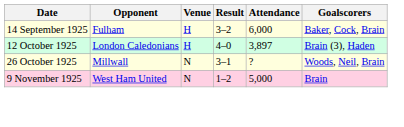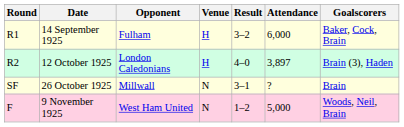+ column: (22, 12)
(344, 62) Woods, Neil, Brain -> (334, 85) Brain
(316, 78) Brain -> (350, 107) Woods, Neil, Brain
